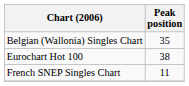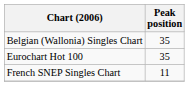(165, 56) 38 -> (165, 56) 35
